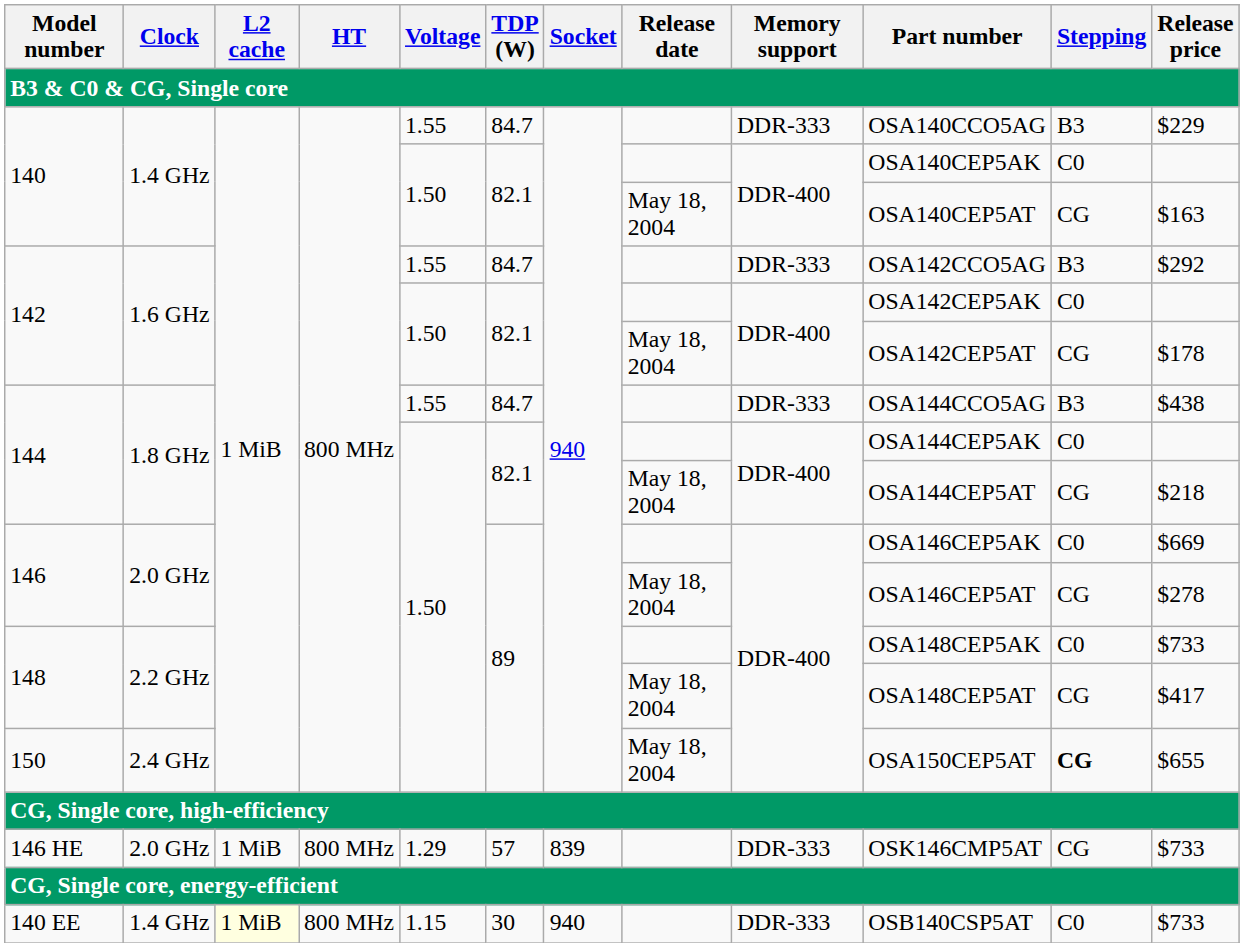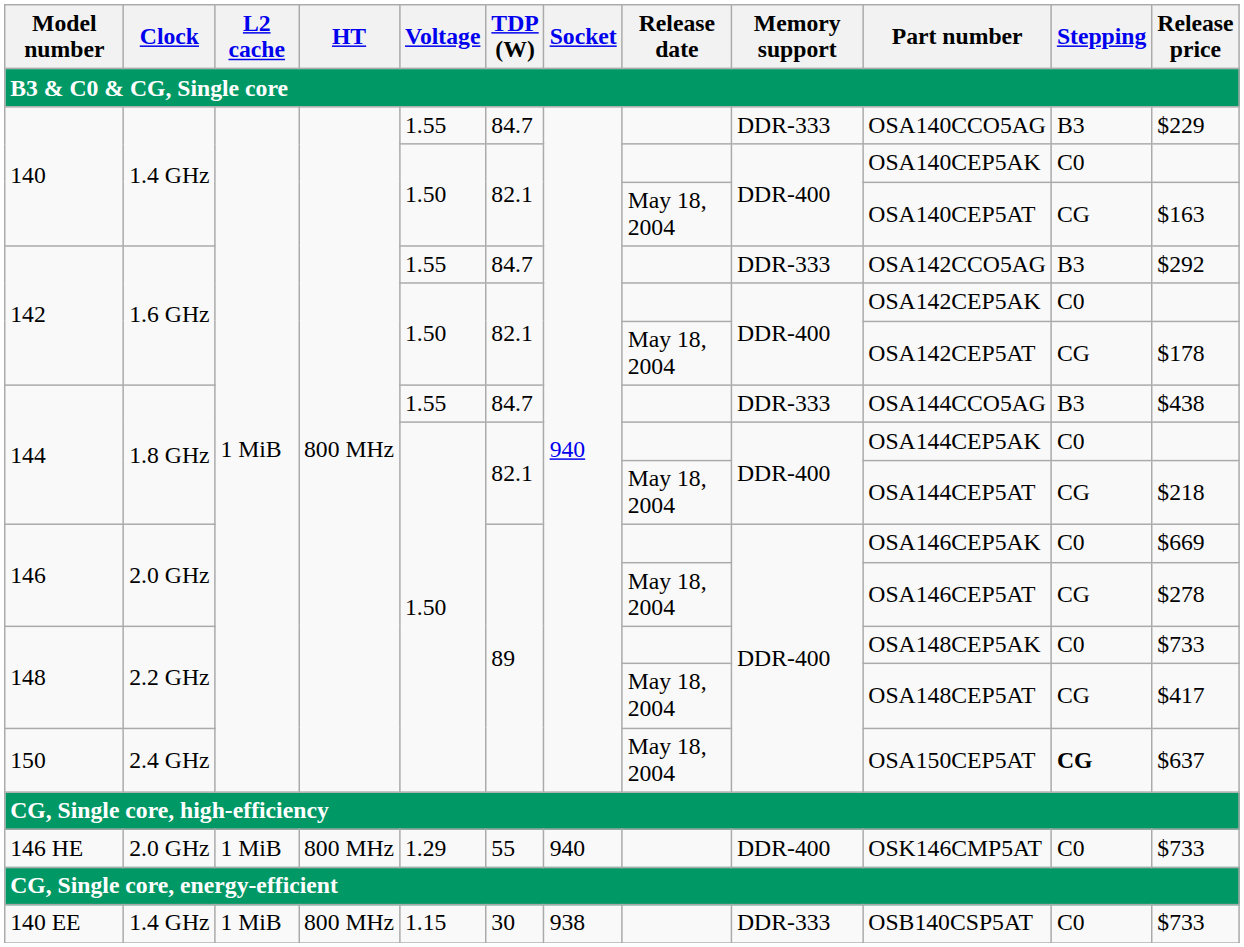(1181, 759) $655 -> (1181, 759) $637
(503, 848) 57 -> (503, 848) 55
(567, 848) 839 -> (567, 848) 940
(784, 848) DDR-333 -> (784, 848) DDR-400
(1073, 848) CG -> (1071, 848) C0
(251, 923) lightyellow background -> (251, 923) no background
(567, 923) 940 -> (567, 923) 938
